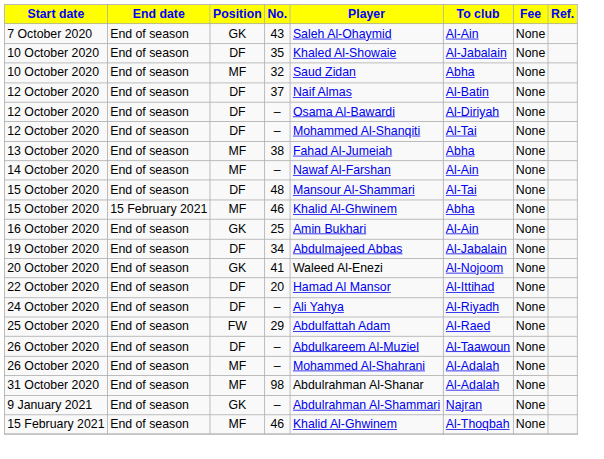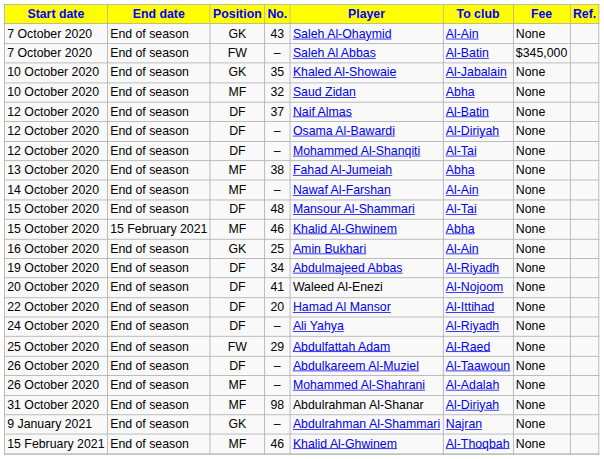+ row: (50, 53)
(237, 53) DF -> (237, 72) GK
(476, 248) Al-Jabalain -> (473, 268) Al-Riyadh
(237, 268) GK -> (237, 287) DF
(473, 385) Al-Adalah -> (473, 405) Al-Diriyah
